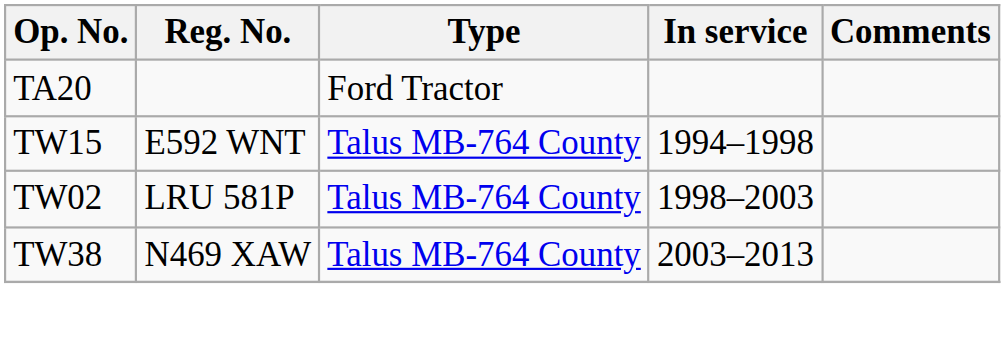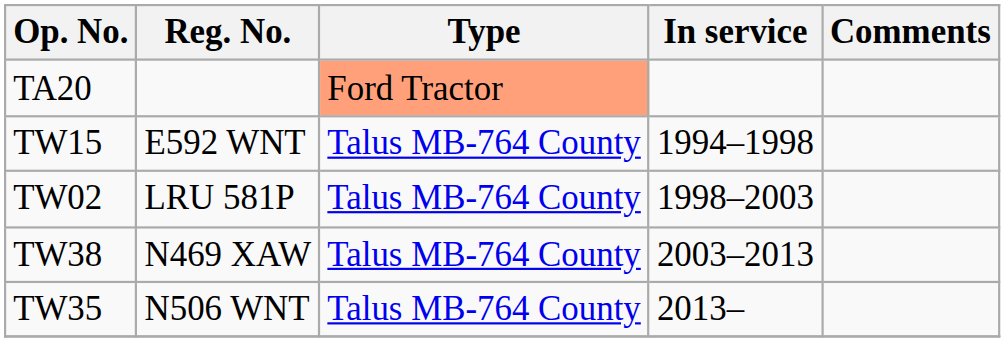(415, 87) no background -> (415, 87) lightsalmon background
+ row: (58, 308)
